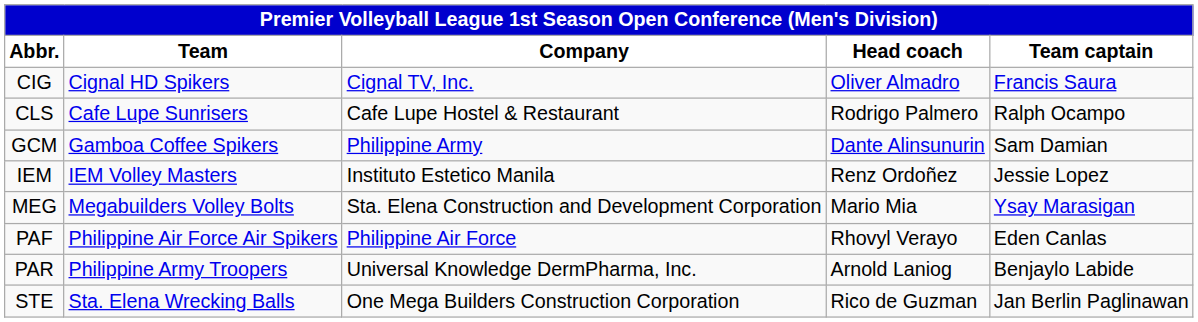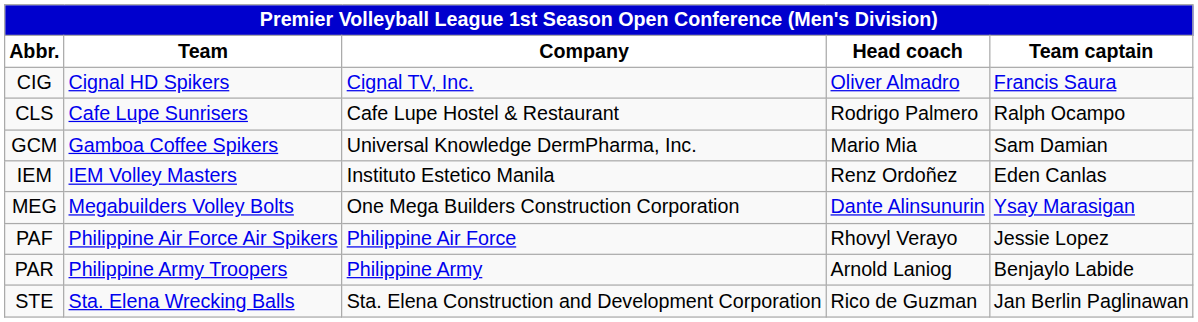(414, 144) Philippine Army -> (522, 144) Universal Knowledge DermPharma, Inc.
(908, 144) Dante Alinsunurin -> (874, 144) Mario Mia
(1051, 176) Jessie Lopez -> (1050, 176) Eden Canlas
(584, 207) Sta. Elena Construction and Development Corporation -> (543, 207) One Mega Builders Construction Corporation
(874, 207) Mario Mia -> (908, 207) Dante Alinsunurin
(1050, 238) Eden Canlas -> (1051, 238) Jessie Lopez
(522, 269) Universal Knowledge DermPharma, Inc. -> (414, 269) Philippine Army
(543, 301) One Mega Builders Construction Corporation -> (584, 301) Sta. Elena Construction and Development Corporation
